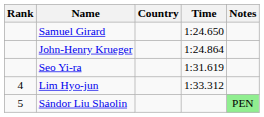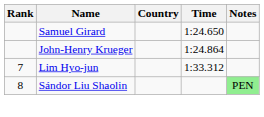- row: (60, 67)
(20, 85) 4 -> (20, 67) 7
(20, 103) 5 -> (20, 85) 8
